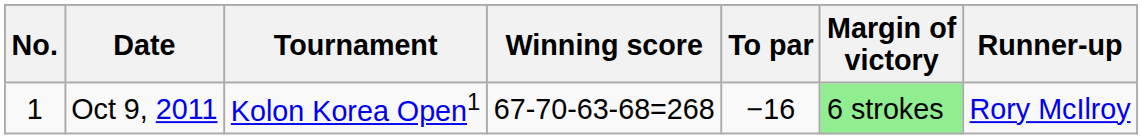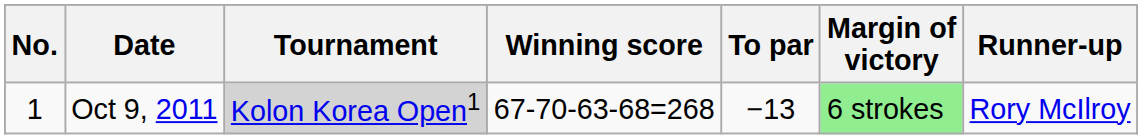(356, 108) no background -> (356, 108) lightgrey background
(771, 108) −16 -> (771, 108) −13
